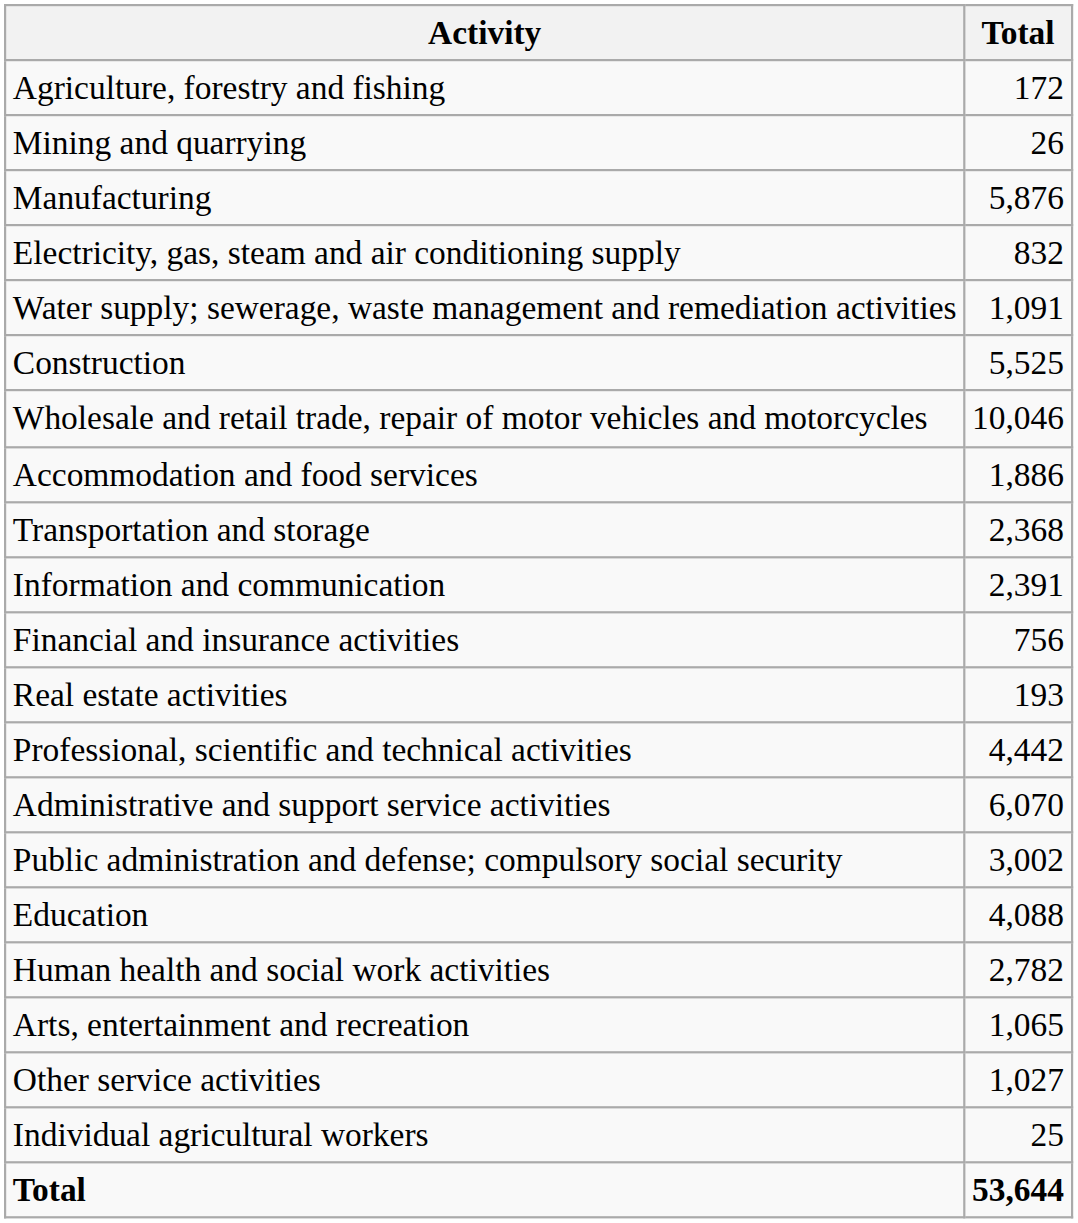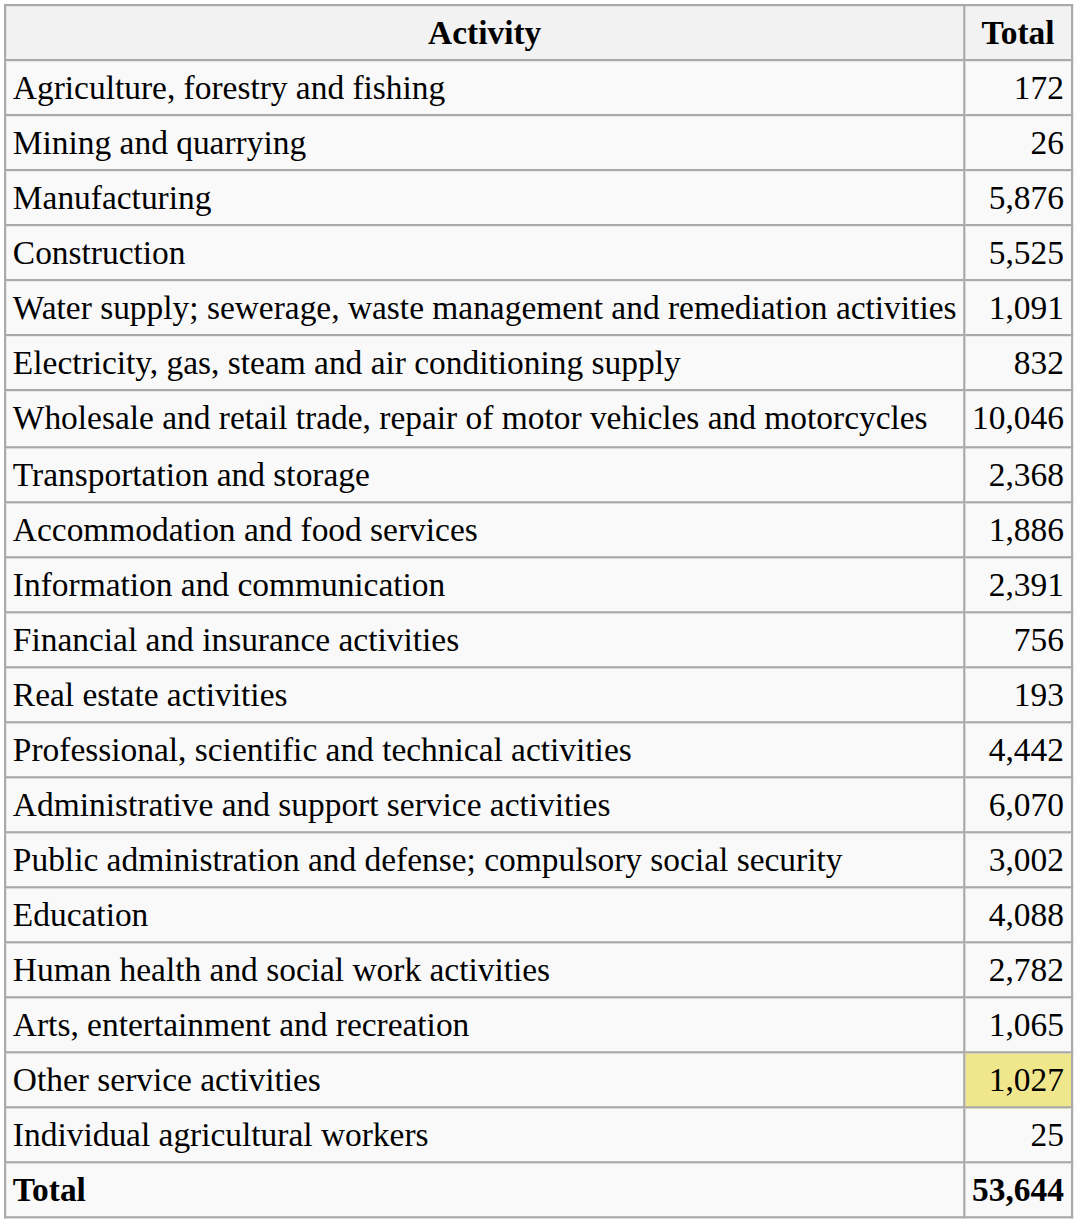rows swapped: (347, 252) <-> (99, 363)
rows swapped: (191, 528) <-> (245, 473)
(1026, 1079) no background -> (1026, 1079) khaki background
